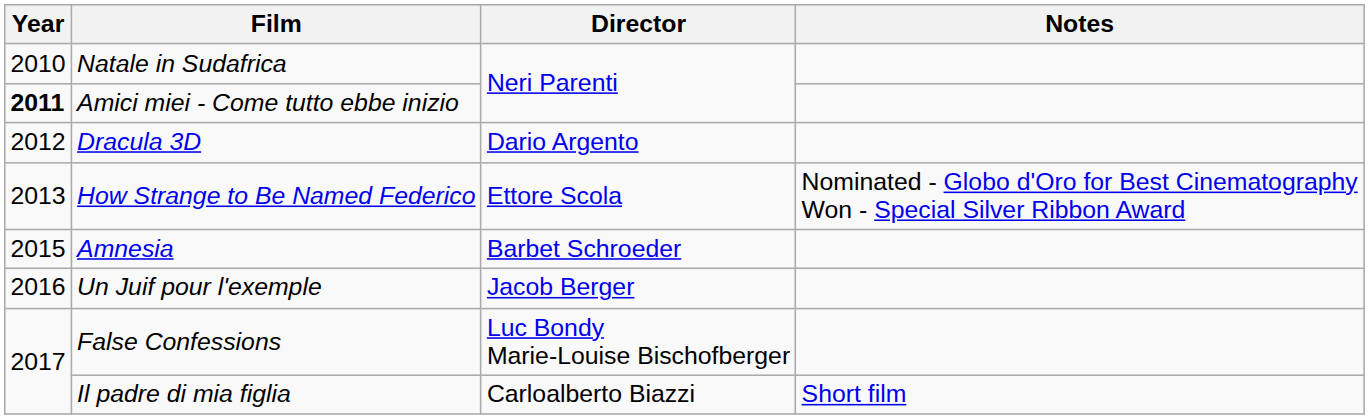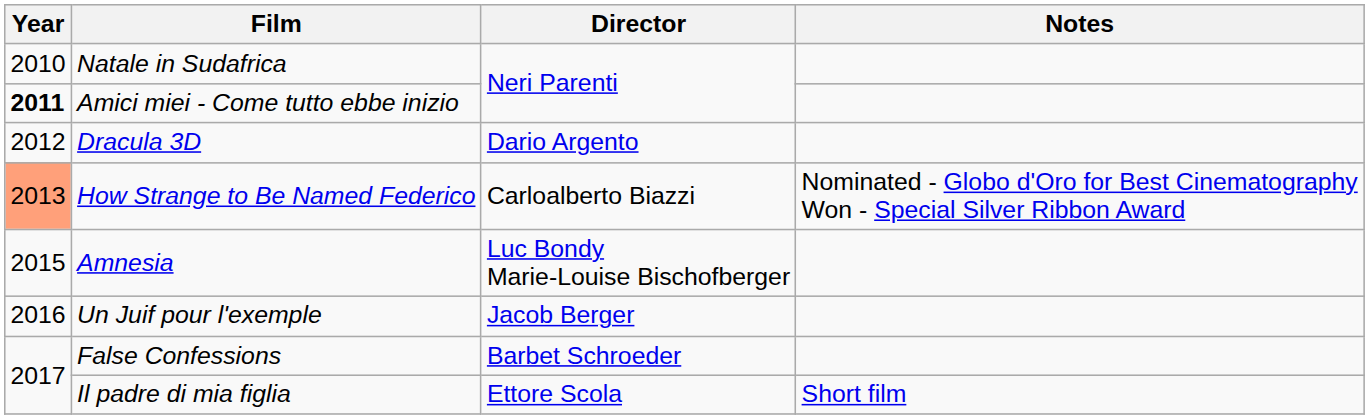(38, 195) no background -> (38, 195) lightsalmon background
(554, 195) Ettore Scola -> (591, 195) Carloalberto Biazzi
(584, 248) Barbet Schroeder -> (639, 262) Luc Bondy Marie-Louise Bischofberger
(639, 341) Luc Bondy Marie-Louise Bischofberger -> (584, 355) Barbet Schroeder
(591, 394) Carloalberto Biazzi -> (554, 394) Ettore Scola
